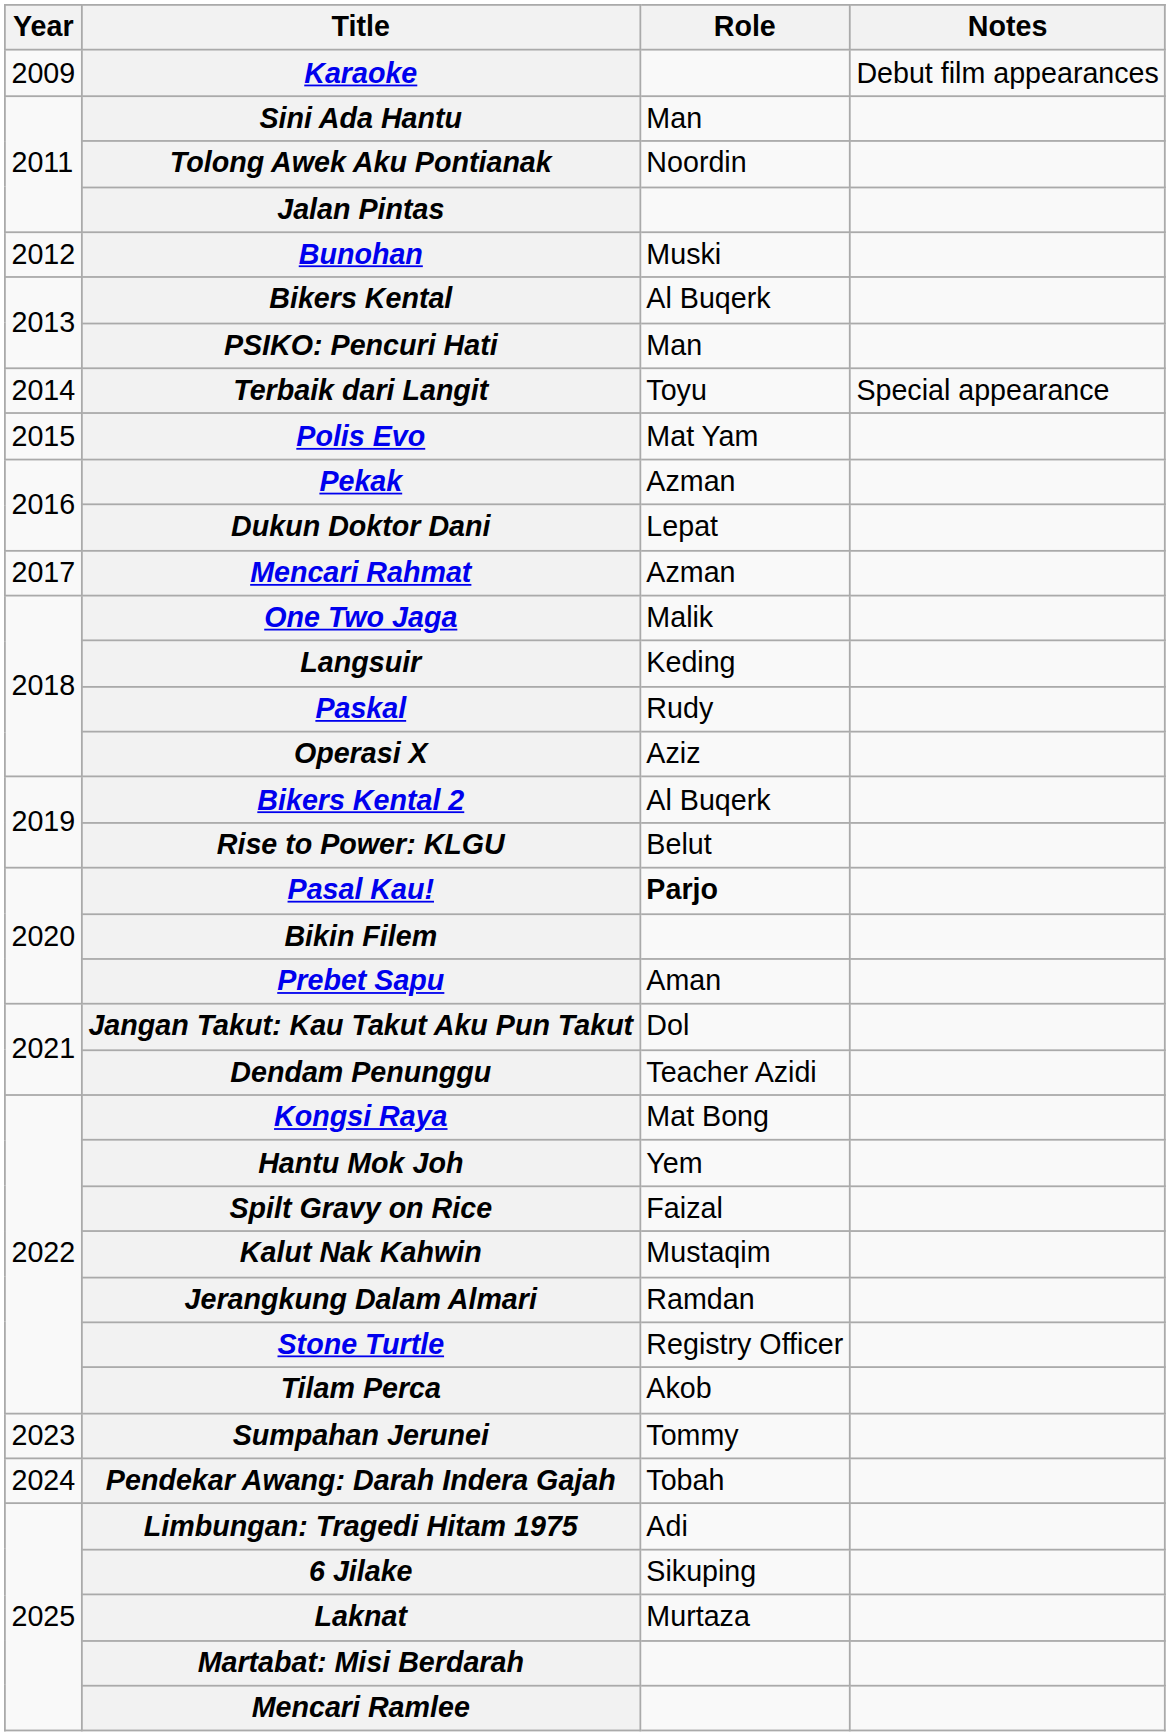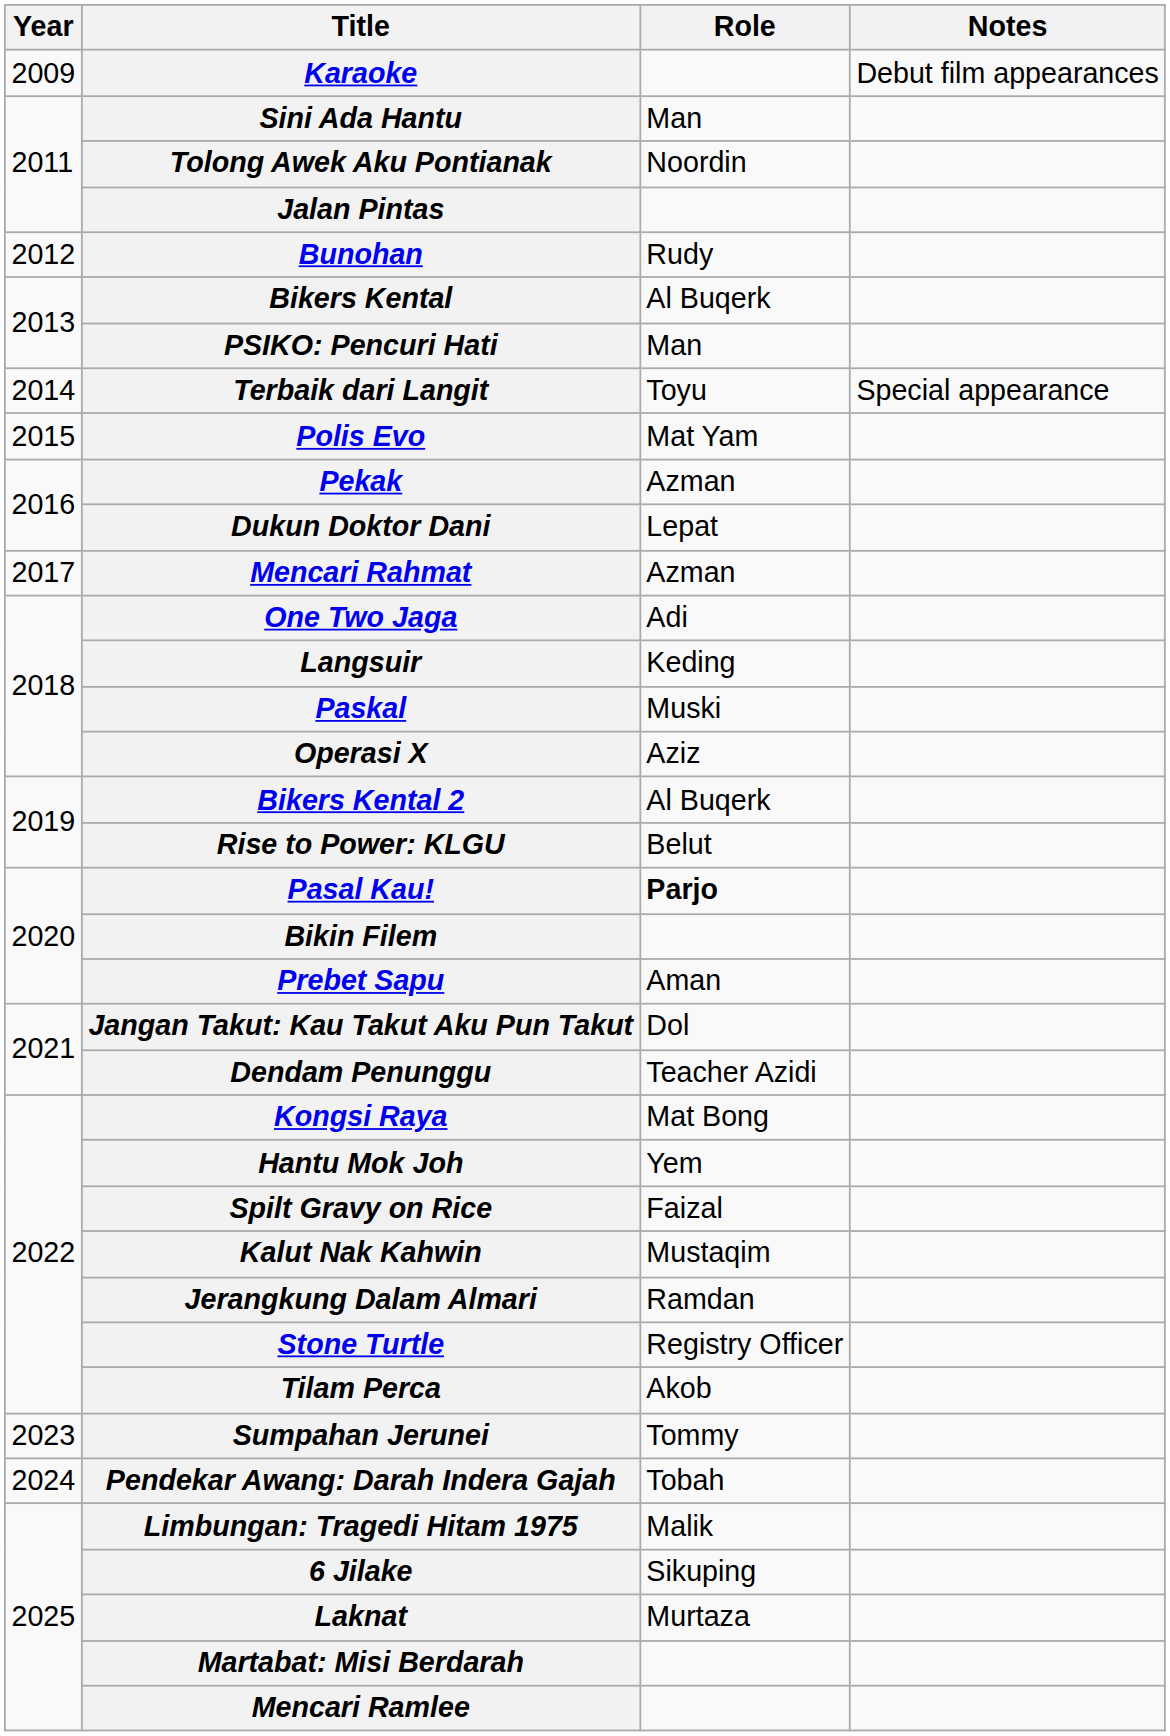(684, 254) Muski -> (680, 254) Rudy
(680, 617) Malik -> (667, 617) Adi
(680, 708) Rudy -> (684, 708) Muski
(667, 1526) Adi -> (680, 1526) Malik
